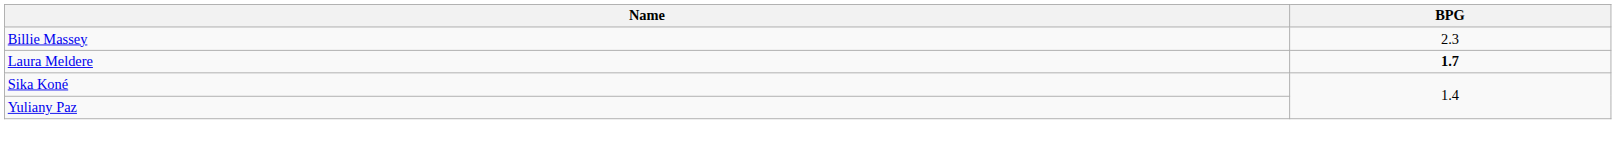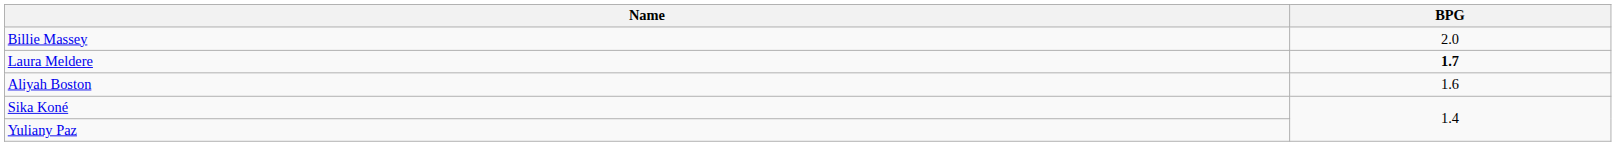(1450, 38) 2.3 -> (1450, 38) 2.0
+ row: (50, 84)
